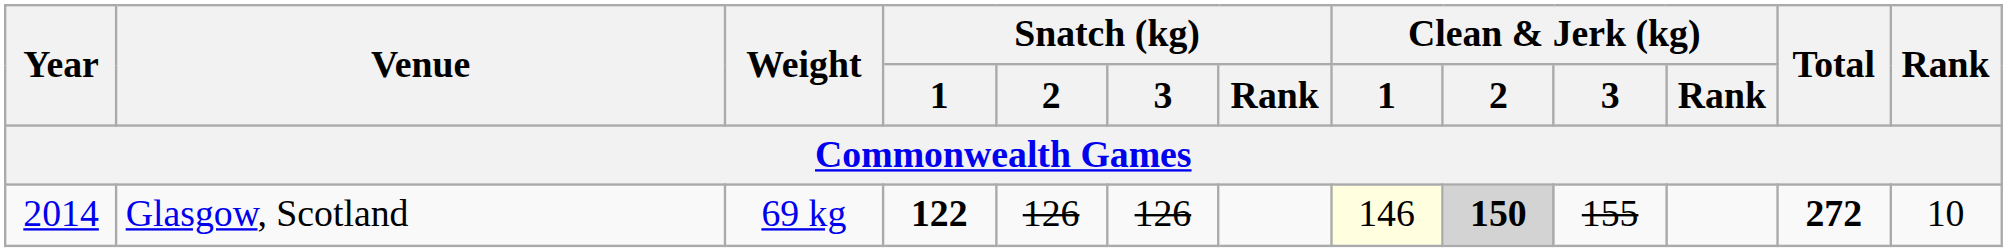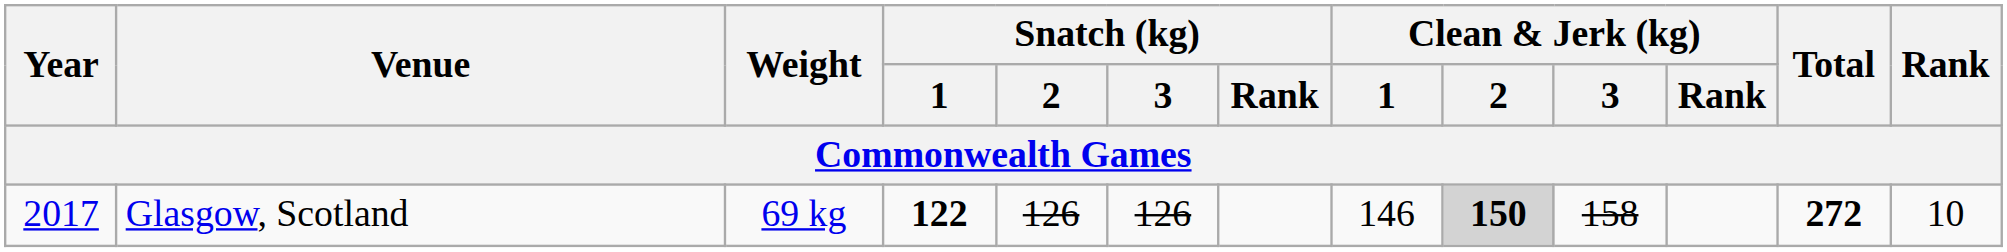(61, 214) 2014 -> (61, 214) 2017
(1387, 214) lightyellow background -> (1387, 214) no background
(1610, 214) 155 -> (1610, 214) 158
